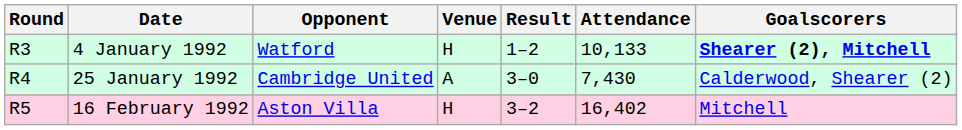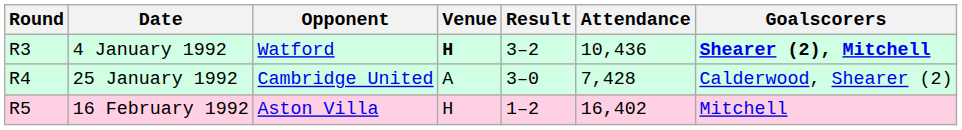(448, 50) normal -> (448, 50) bold
(523, 50) 1–2 -> (523, 50) 3–2
(614, 50) 10,133 -> (614, 50) 10,436
(608, 79) 7,430 -> (608, 79) 7,428
(523, 109) 3–2 -> (523, 109) 1–2
